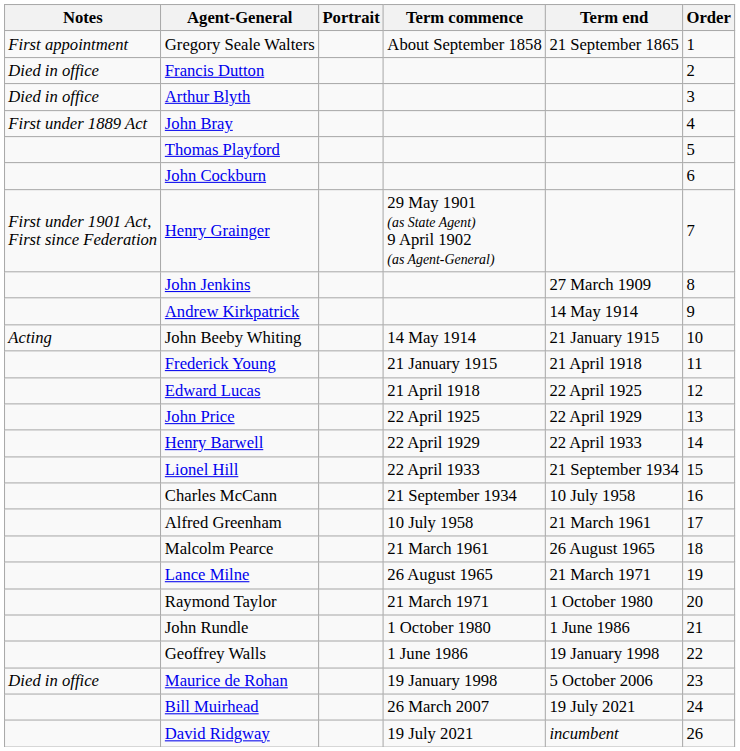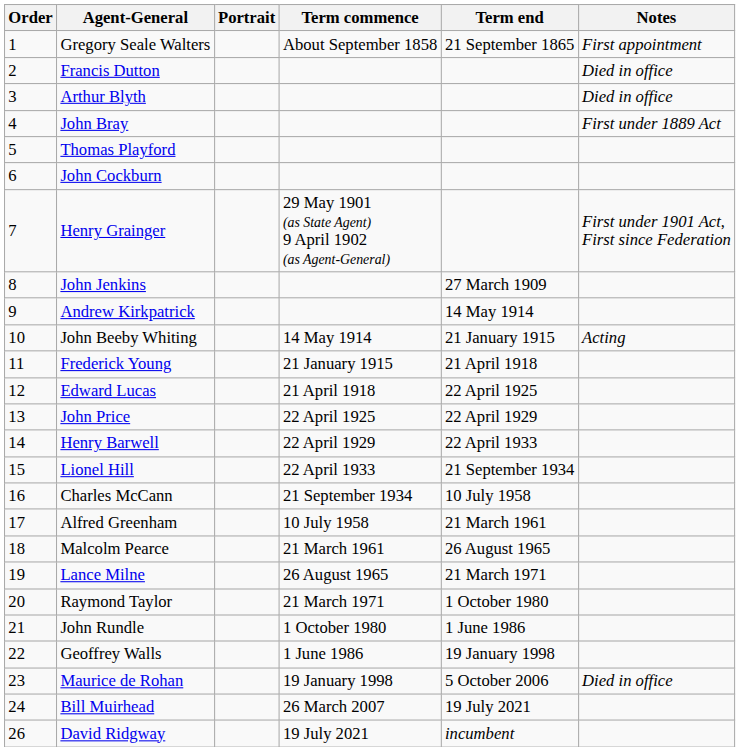columns swapped: (709, 17) <-> (83, 17)
